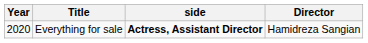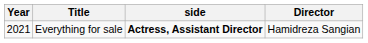(19, 29) 2020 -> (19, 29) 2021
